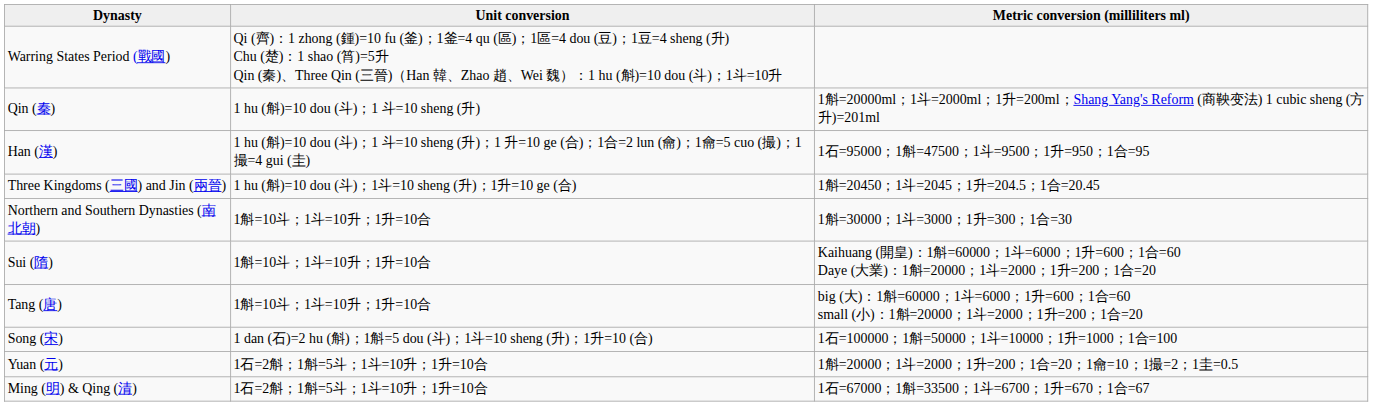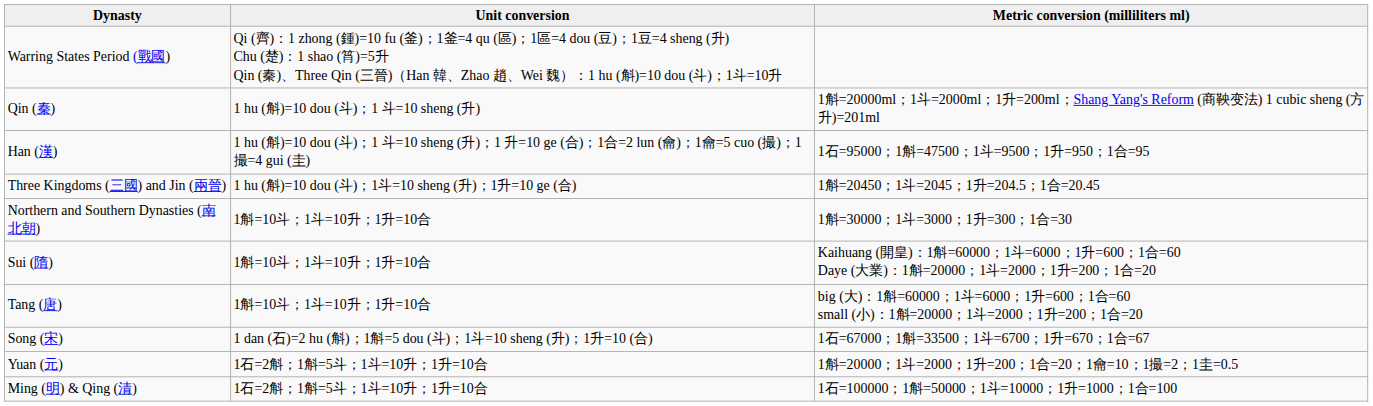(998, 339) 1石=100000；1斛=50000；1斗=10000；1升=1000；1合=100 -> (984, 339) 1石=67000；1斛=33500；1斗=6700；1升=670；1合=67
(984, 388) 1石=67000；1斛=33500；1斗=6700；1升=670；1合=67 -> (998, 388) 1石=100000；1斛=50000；1斗=10000；1升=1000；1合=100
